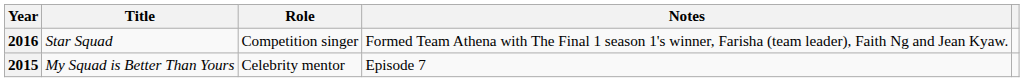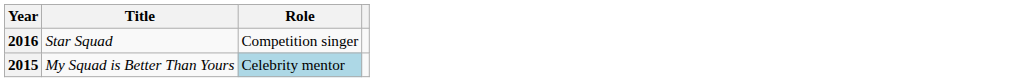- column: (687, 16)
(293, 64) no background -> (293, 64) lightblue background
